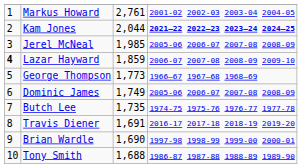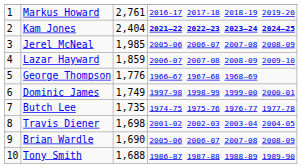(222, 12) 2001-02 2002-03 2003-04 2004-05 -> (222, 12) 2016-17 2017-18 2018-19 2019-20
(130, 28) 2,044 -> (130, 28) 2,404
(10, 60) bold -> (10, 60) normal
(130, 76) 1,773 -> (130, 76) 1,776
(222, 92) 2005-06 2006-07 2007-08 2008-09 -> (222, 92) 1997-98 1998-99 1999-00 2000-01
(130, 124) 1,691 -> (130, 124) 1,698
(222, 124) 2016-17 2017-18 2018-19 2019-20 -> (222, 124) 2001-02 2002-03 2003-04 2004-05
(222, 139) 1997-98 1998-99 1999-00 2000-01 -> (222, 139) 2005-06 2006-07 2007-08 2008-09
